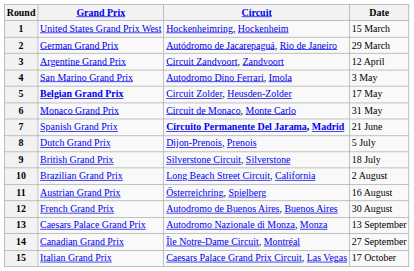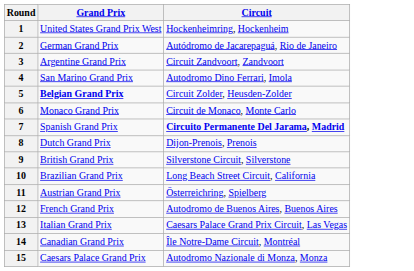- column: (379, 12)
(93, 225) Caesars Palace Grand Prix -> (76, 225) Italian Grand Prix
(247, 225) Autodromo Nazionale di Monza, Monza -> (257, 225) Caesars Palace Grand Prix Circuit, Las Vegas
(76, 257) Italian Grand Prix -> (93, 257) Caesars Palace Grand Prix
(257, 257) Caesars Palace Grand Prix Circuit, Las Vegas -> (247, 257) Autodromo Nazionale di Monza, Monza
